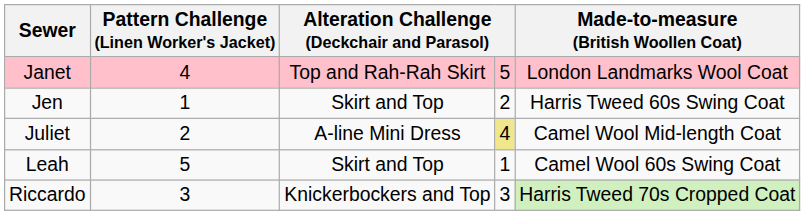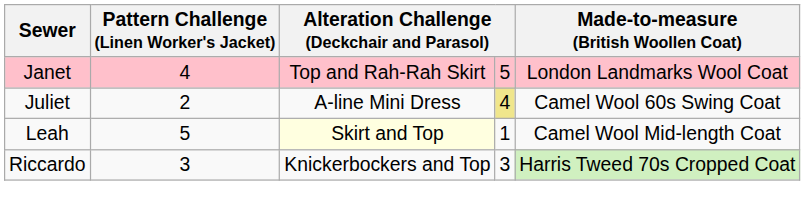- row: (47, 103)
(657, 133) Camel Wool Mid-length Coat -> (657, 103) Camel Wool 60s Swing Coat
(387, 164) no background -> (387, 133) lightyellow background
(657, 164) Camel Wool 60s Swing Coat -> (657, 133) Camel Wool Mid-length Coat
